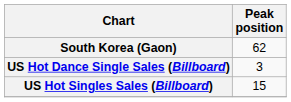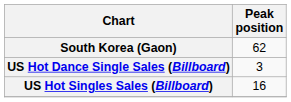(259, 86) 15 -> (259, 86) 16
